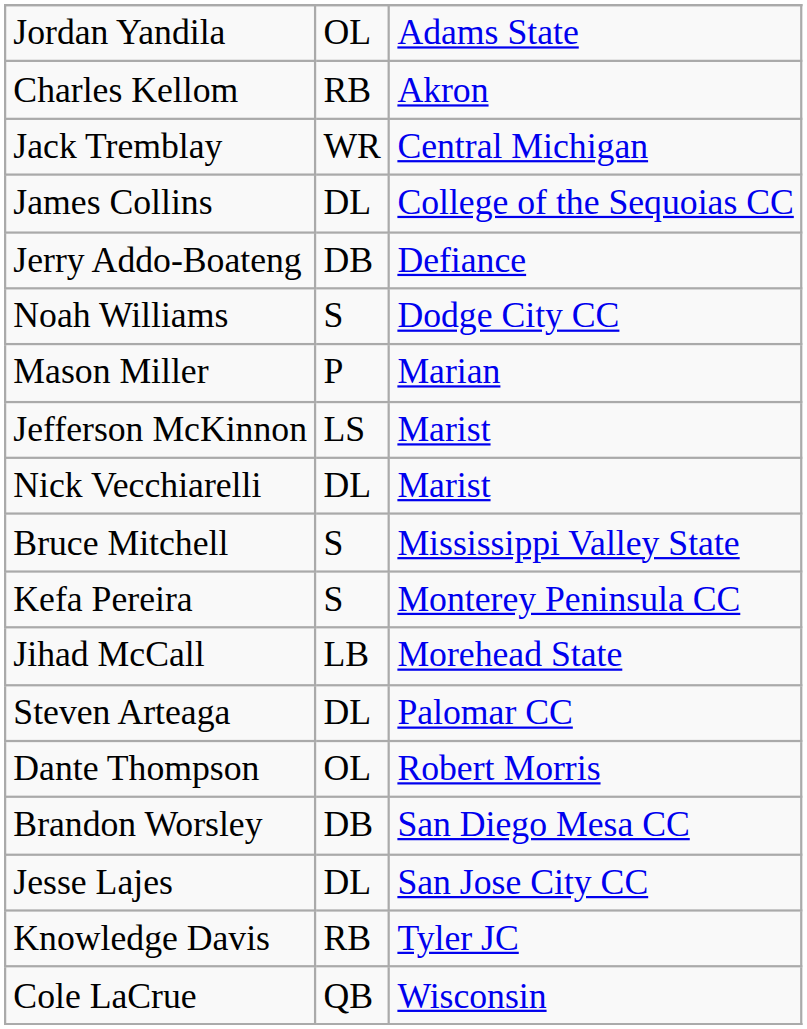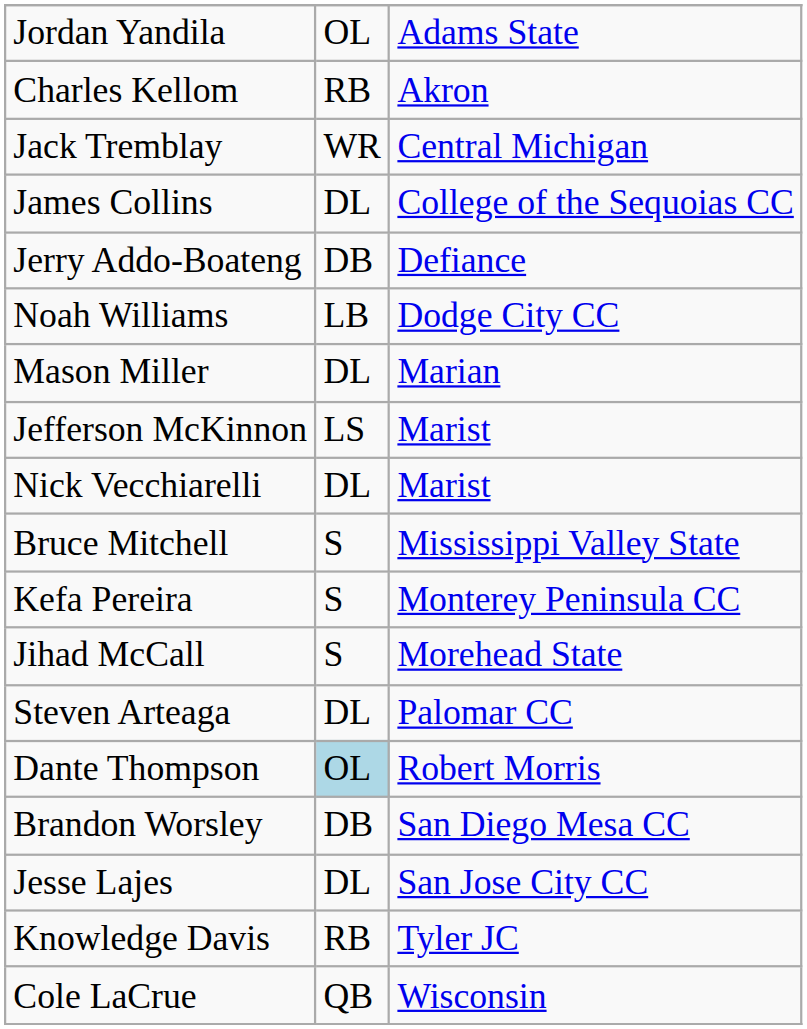(333, 315) S -> (346, 315) LB
(333, 372) P -> (347, 372) DL
(346, 655) LB -> (333, 655) S
(347, 768) no background -> (347, 768) lightblue background
